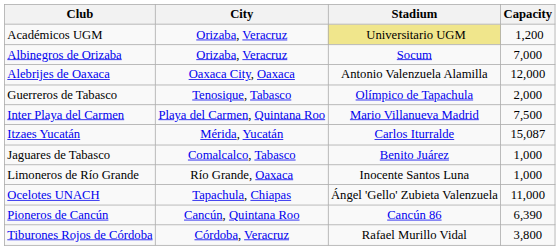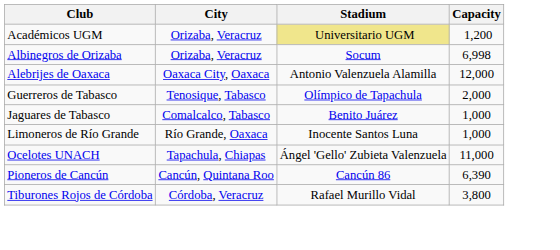(528, 54) 7,000 -> (477, 54) 6,998
- row: (66, 114)
- row: (44, 134)
